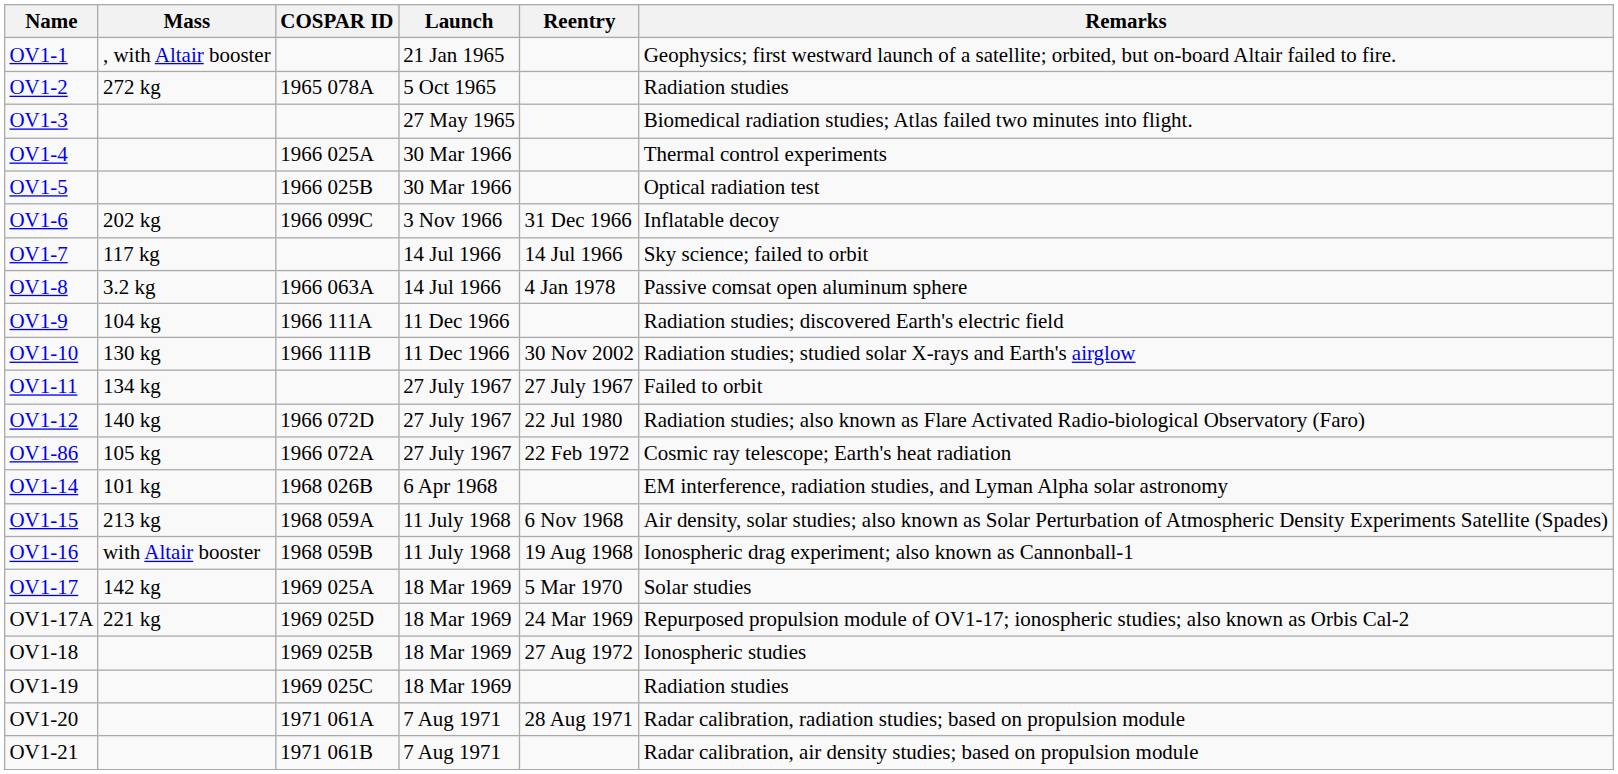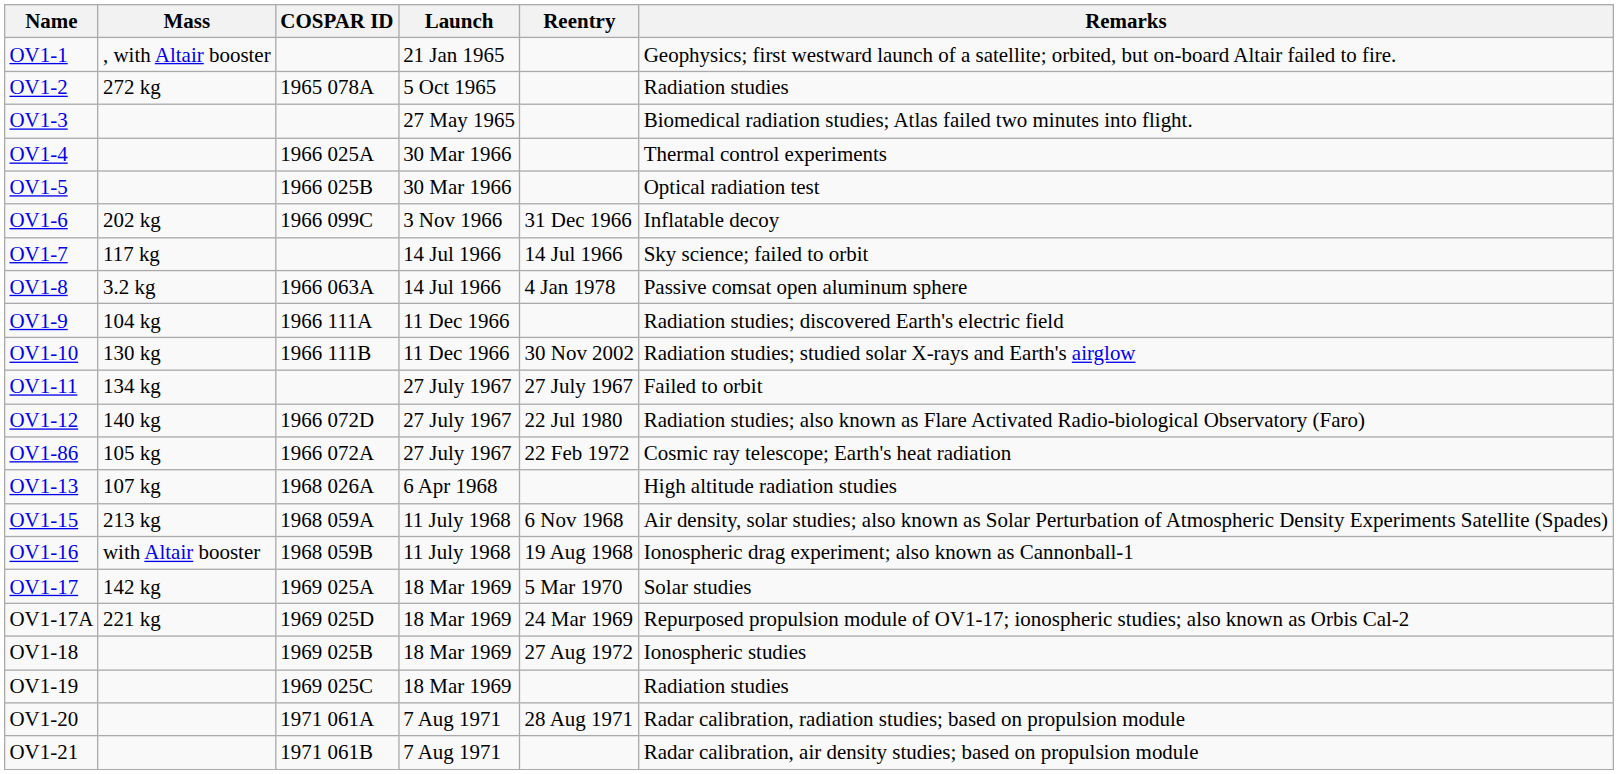+ row: (44, 486)
- row: (44, 486)
